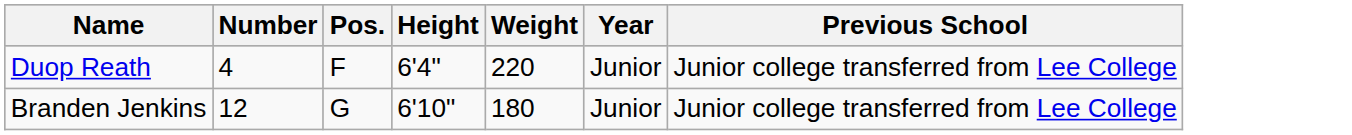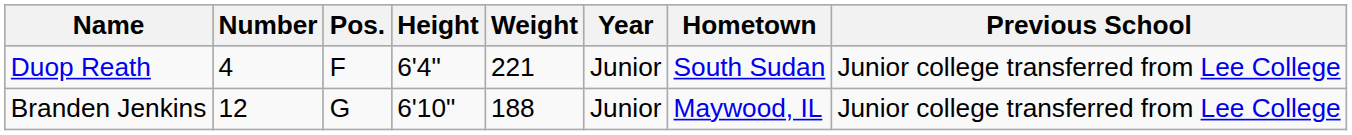+ column: (749, 25)
(513, 66) 220 -> (513, 66) 221
(513, 108) 180 -> (513, 108) 188
